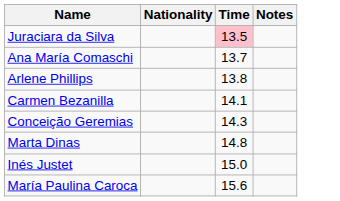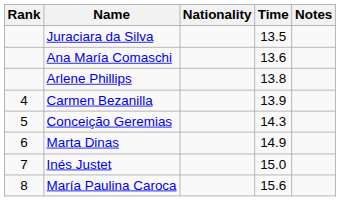+ column: (24, 15)
(234, 36) pink background -> (273, 36) no background
(234, 57) 13.7 -> (273, 57) 13.6
(234, 100) 14.1 -> (273, 100) 13.9
(234, 143) 14.8 -> (273, 143) 14.9
